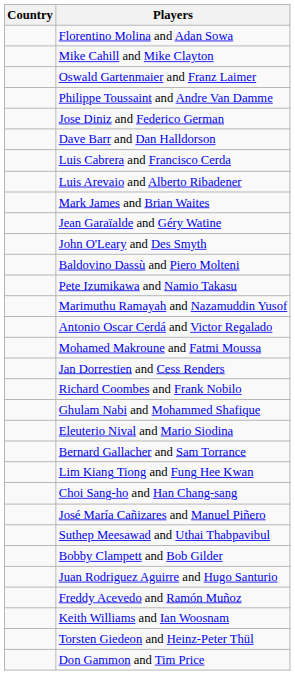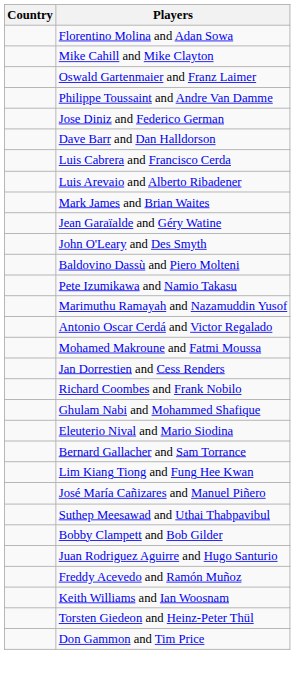- row: (148, 493)
